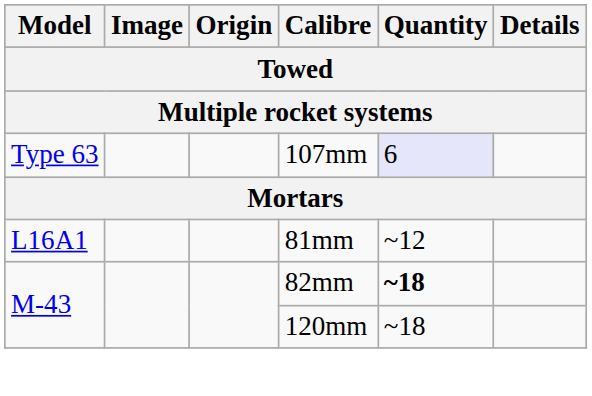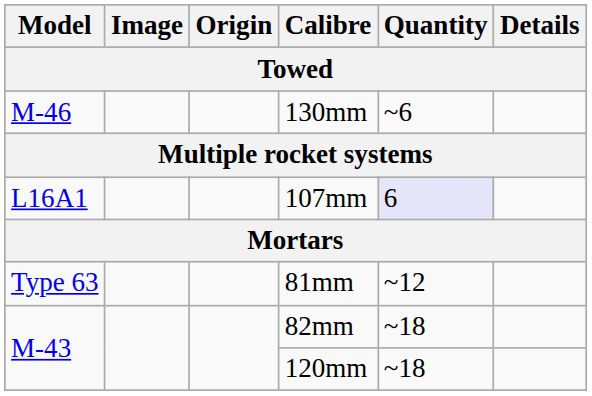+ row: (326, 111)
(55, 154) Type 63 -> (49, 197) L16A1
(49, 240) L16A1 -> (55, 283) Type 63
(404, 283) bold -> (405, 326) normal
